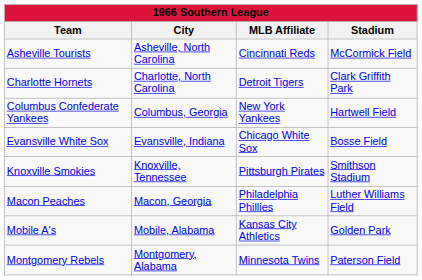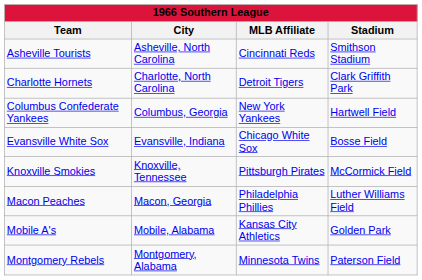(371, 53) McCormick Field -> (353, 53) Smithson Stadium
(353, 171) Smithson Stadium -> (371, 171) McCormick Field
